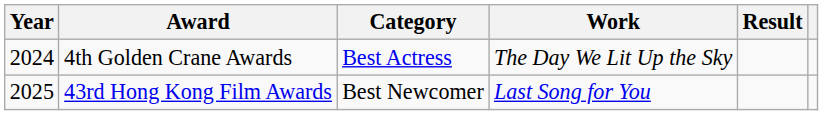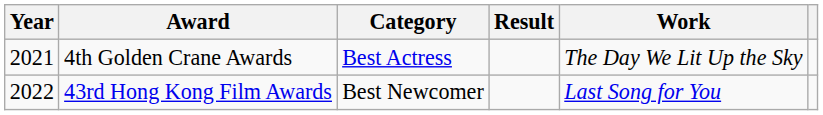columns swapped: (613, 22) <-> (773, 22)
(32, 57) 2024 -> (32, 57) 2021
(32, 92) 2025 -> (32, 92) 2022
